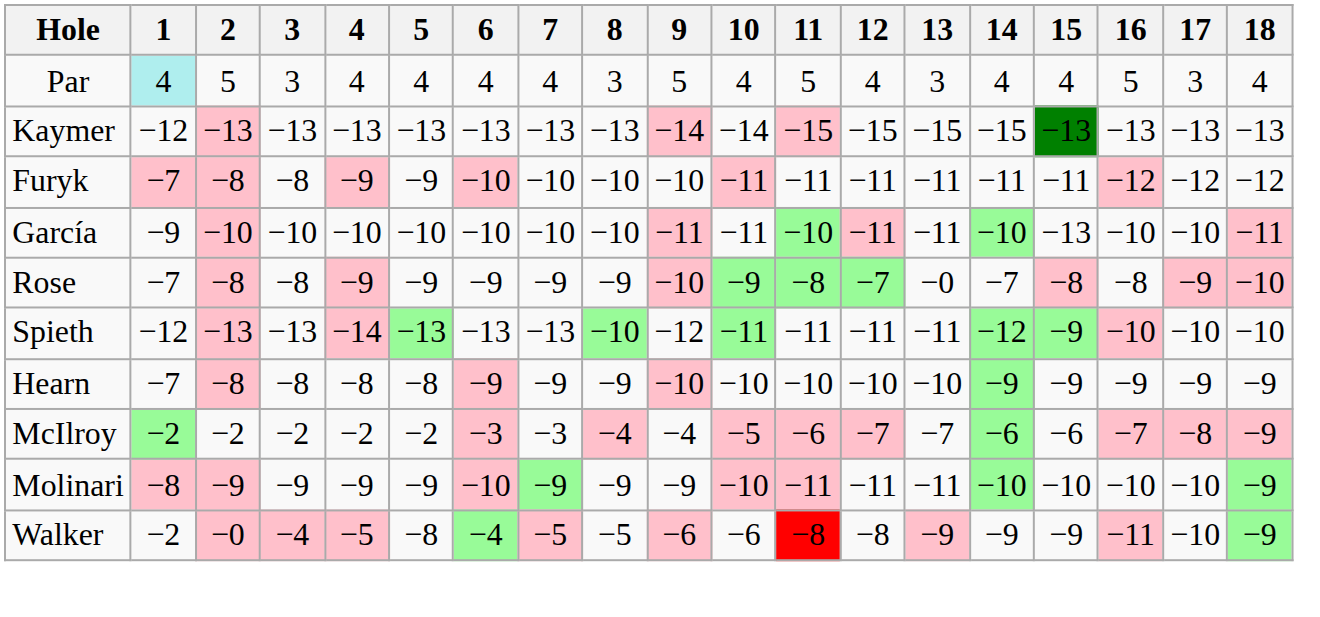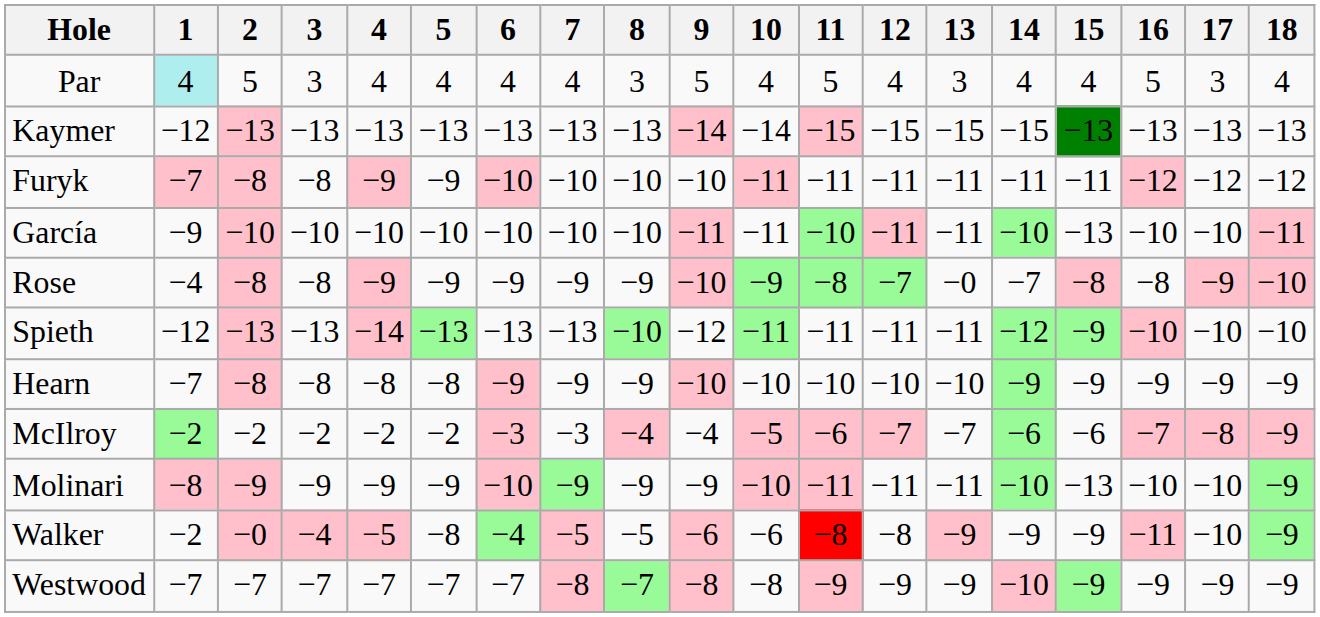(163, 282) −7 -> (186, 282) −4
(1066, 484) −10 -> (1088, 484) −13
+ row: (79, 585)
